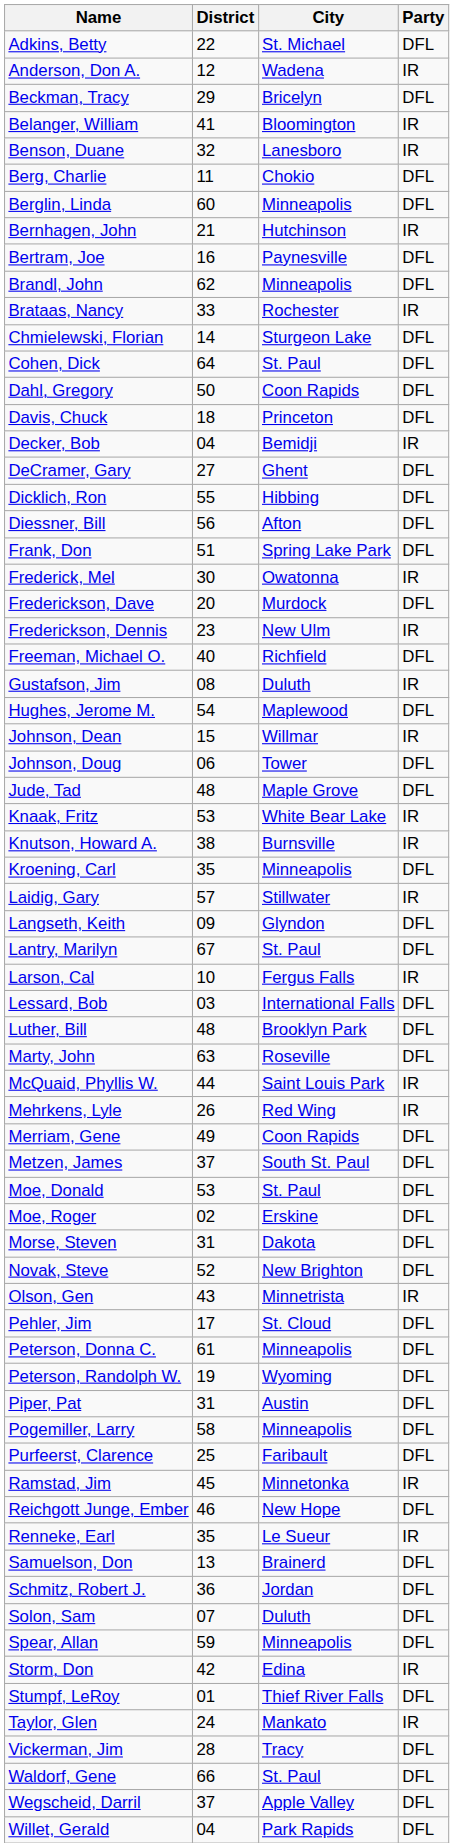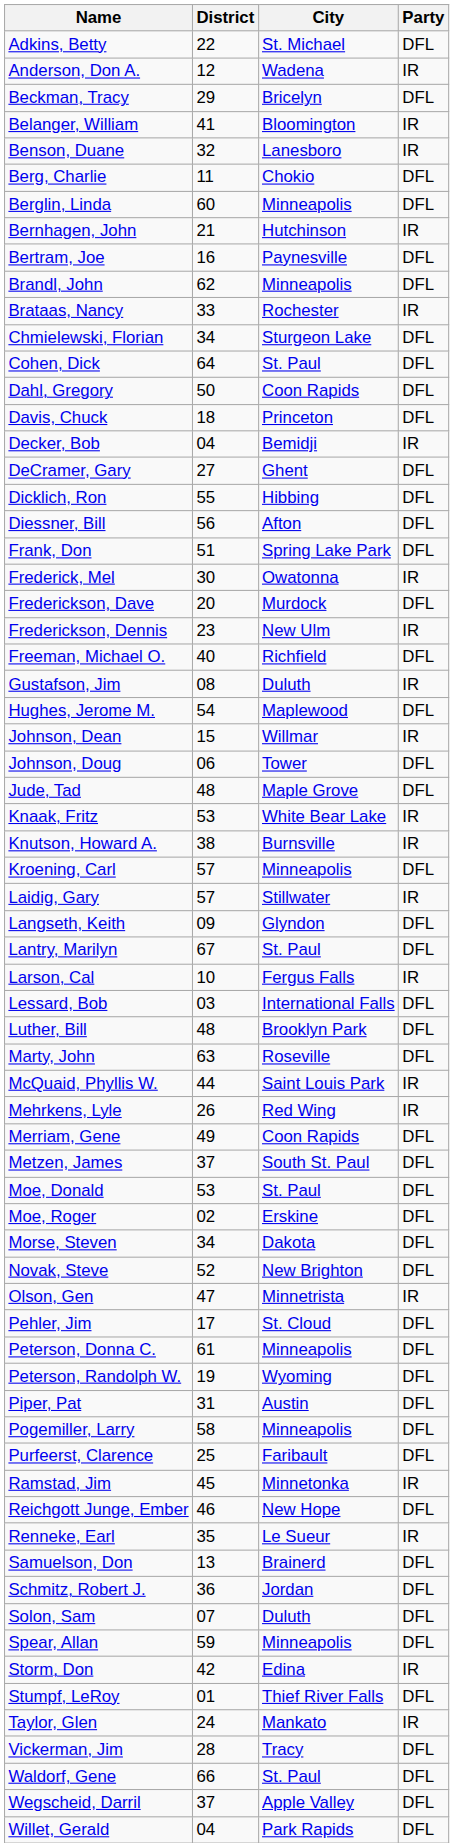(206, 337) 14 -> (206, 337) 34
(206, 870) 35 -> (206, 870) 57
(206, 1243) 31 -> (206, 1243) 34
(206, 1296) 43 -> (206, 1296) 47
